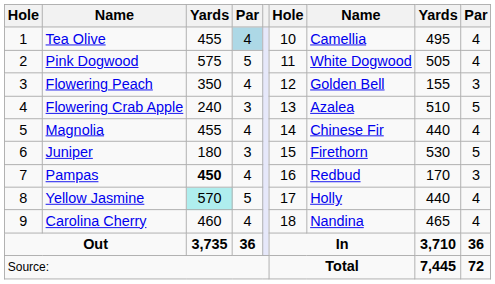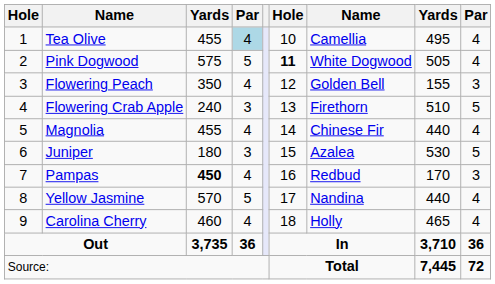(288, 61) normal -> (288, 61) bold
(332, 107) Azalea -> (339, 107) Firethorn
(339, 152) Firethorn -> (332, 152) Azalea
(210, 198) paleturquoise background -> (210, 198) no background
(326, 198) Holly -> (337, 198) Nandina
(337, 221) Nandina -> (326, 221) Holly
